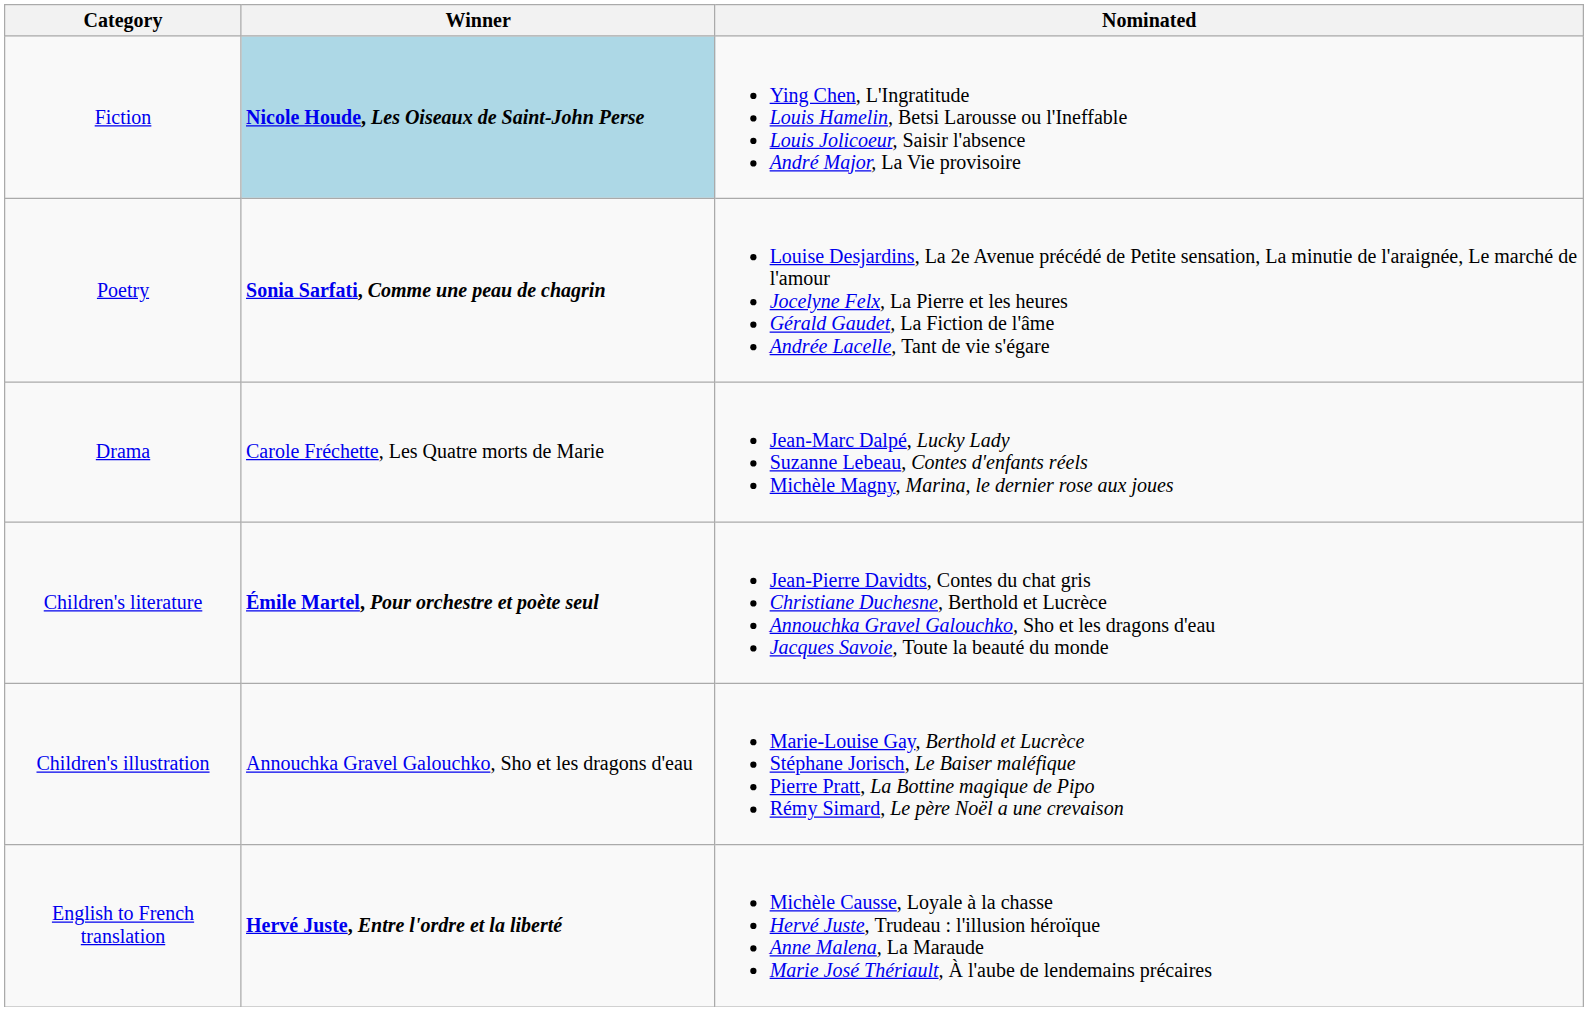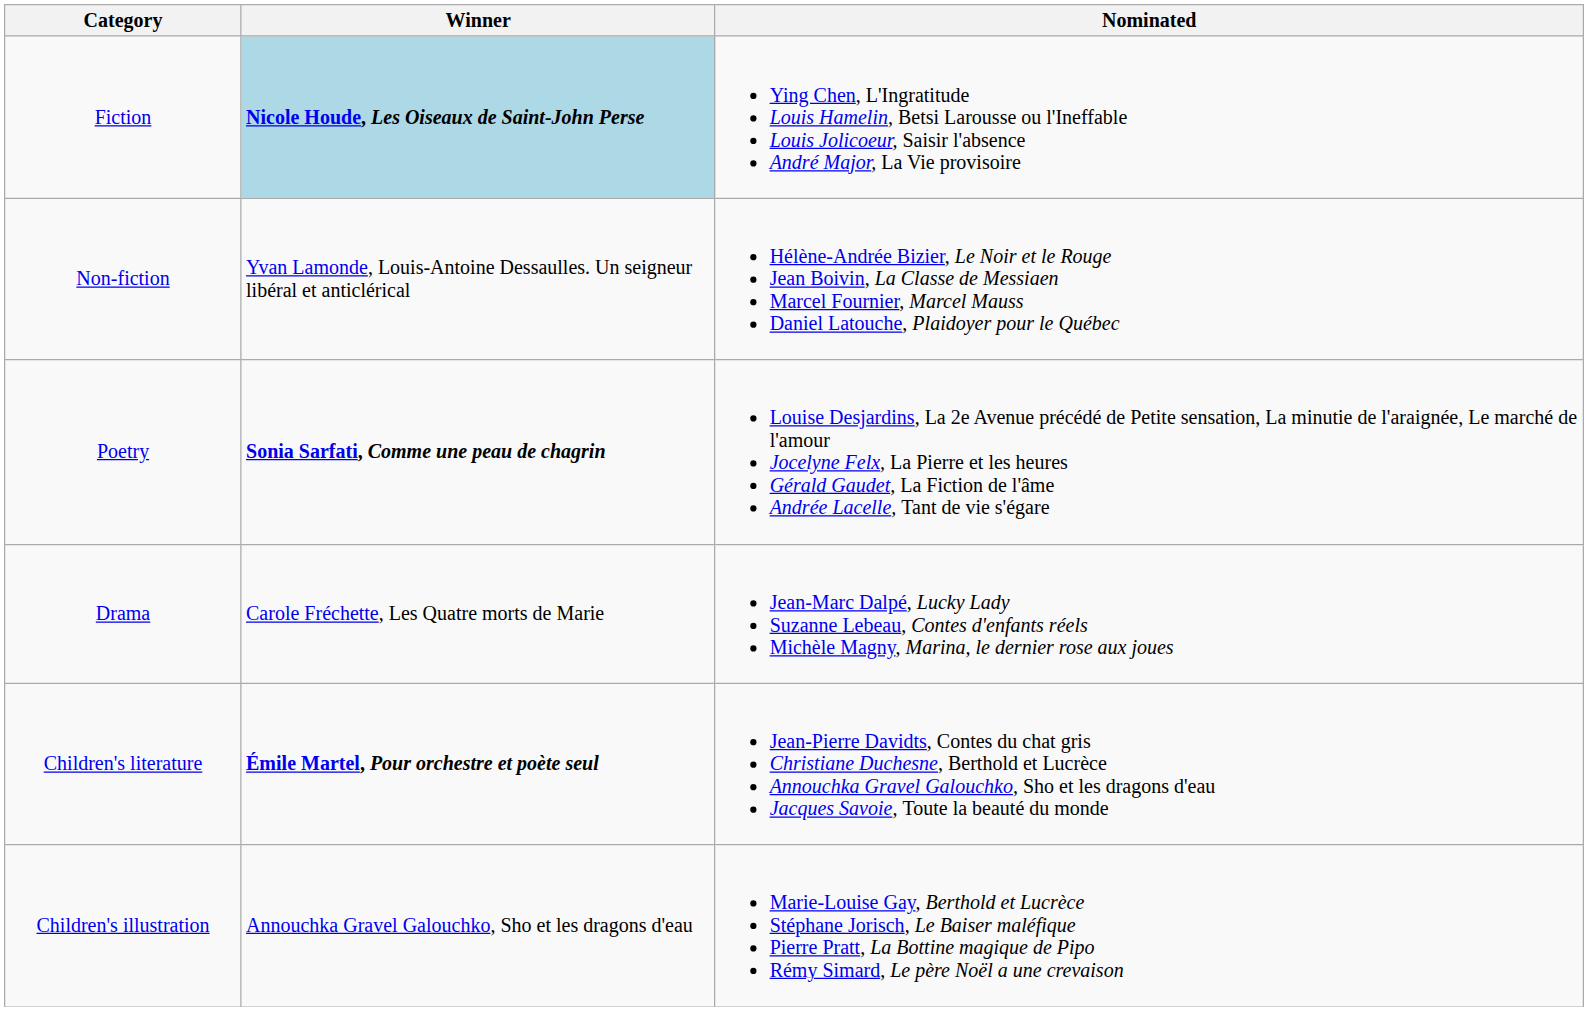+ row: (123, 278)
- row: (123, 925)
